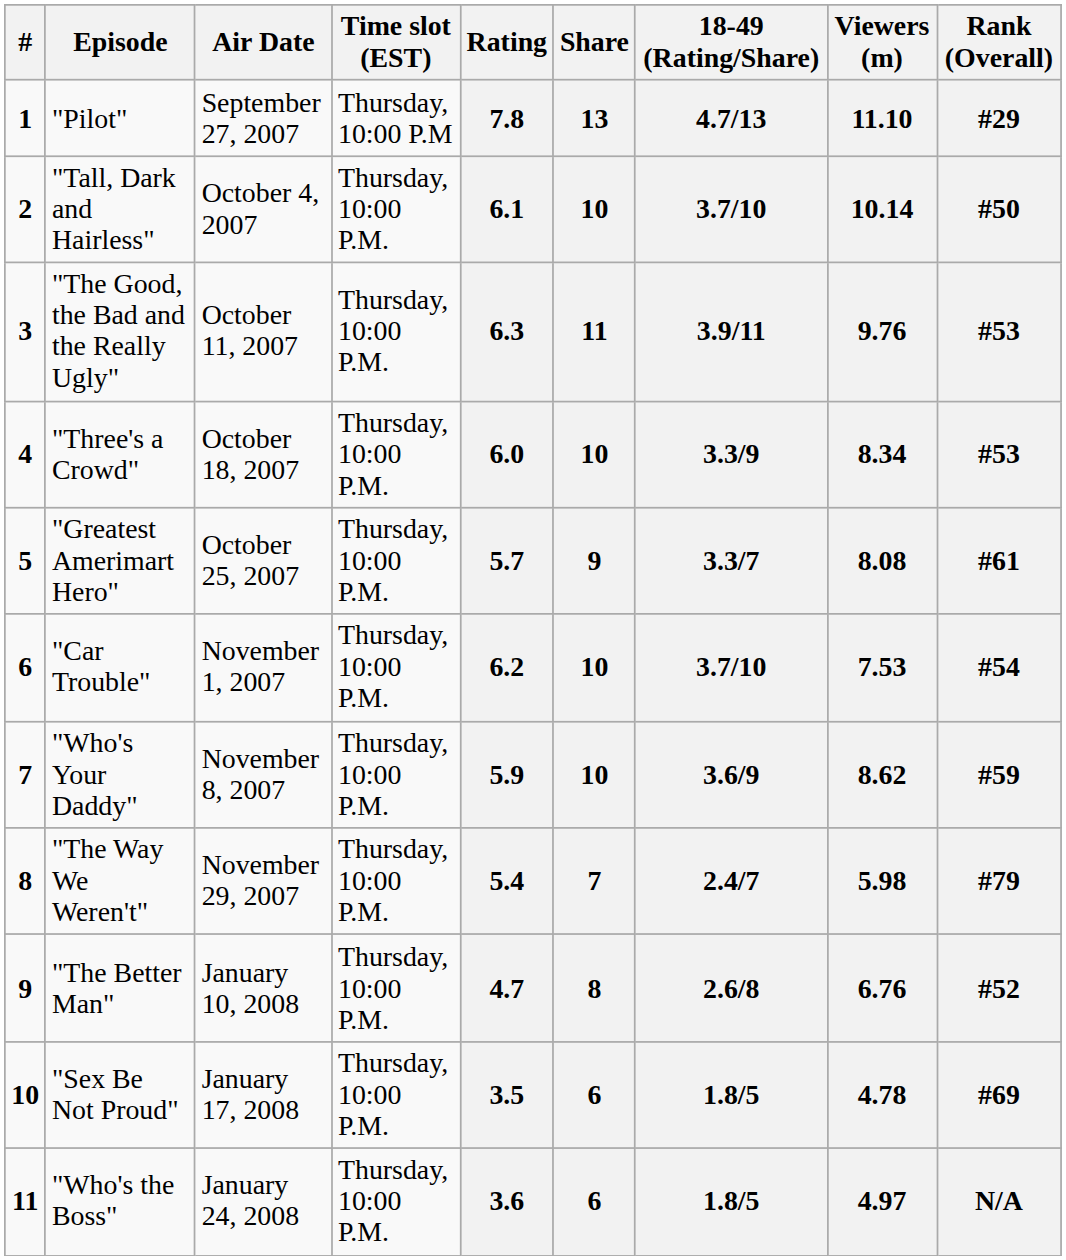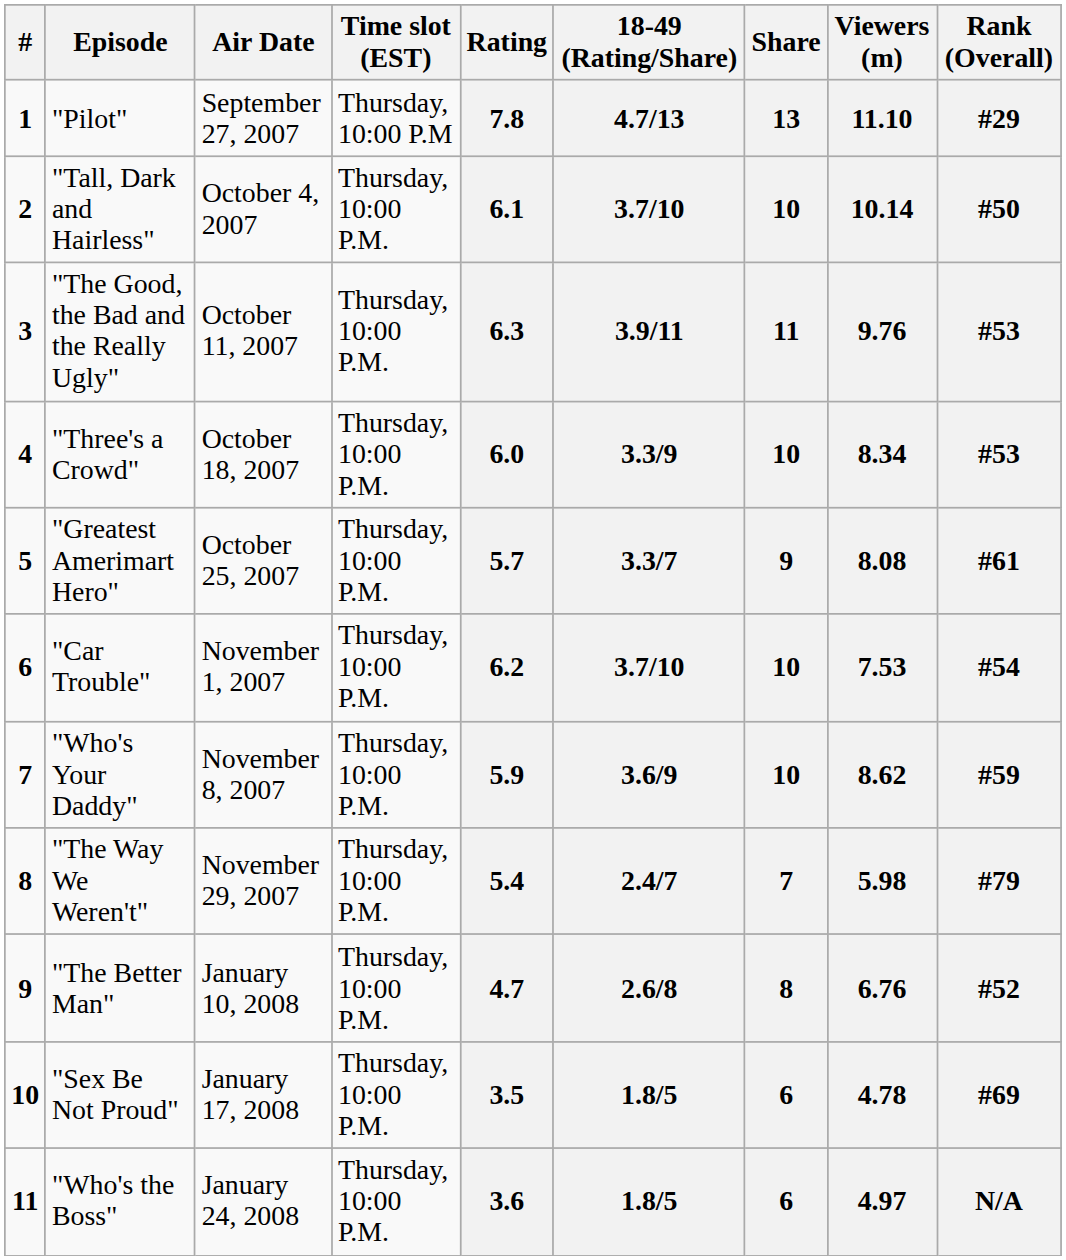columns swapped: (594, 42) <-> (731, 42)
